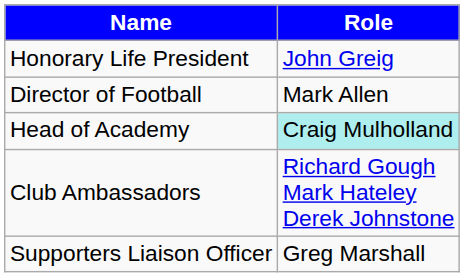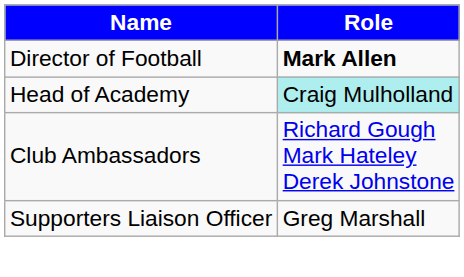- row: (129, 58)
(336, 94) normal -> (340, 58) bold
